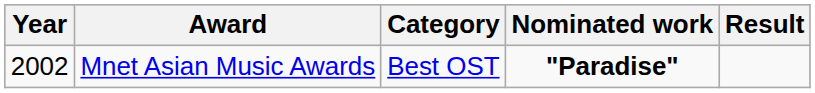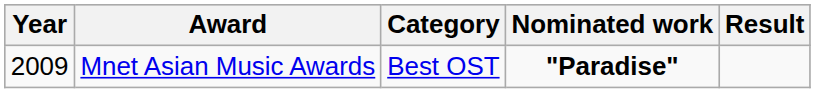(40, 66) 2002 -> (40, 66) 2009
